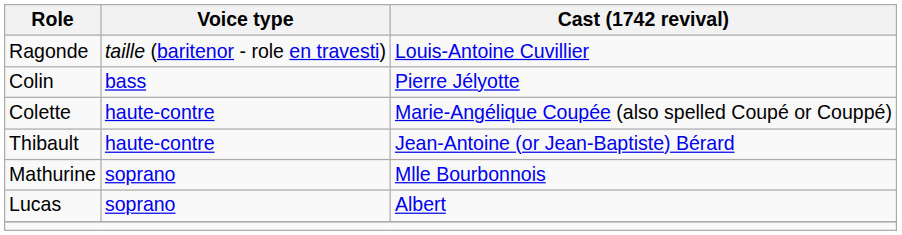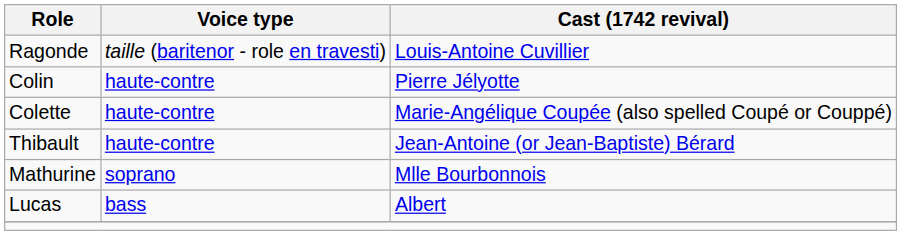(126, 81) bass -> (160, 81) haute-contre
(140, 205) soprano -> (126, 205) bass
